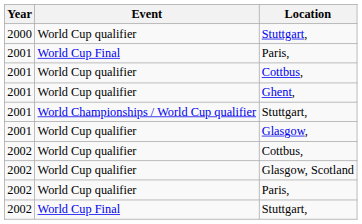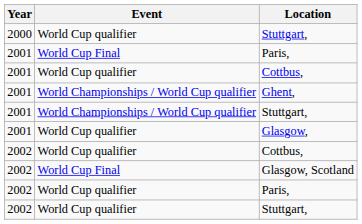(87, 92) World Cup qualifier -> (147, 92) World Championships / World Cup qualifier
(87, 170) World Cup qualifier -> (79, 170) World Cup Final
(79, 209) World Cup Final -> (87, 209) World Cup qualifier
